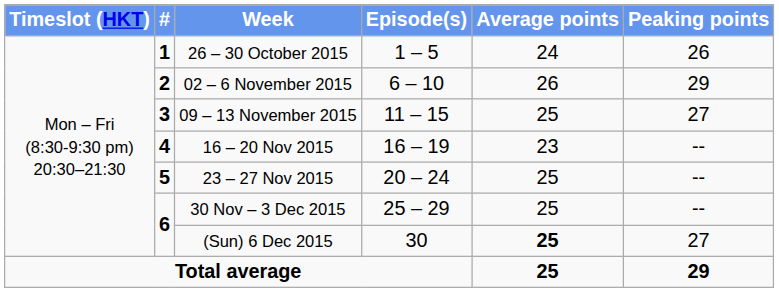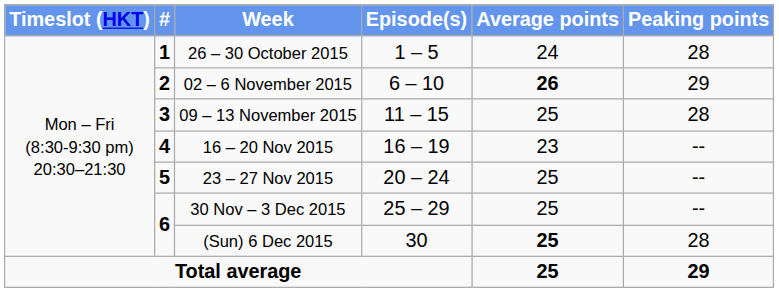(699, 51) 26 -> (699, 51) 28
(548, 83) normal -> (548, 83) bold
(699, 114) 27 -> (699, 114) 28
(699, 240) 27 -> (699, 240) 28
